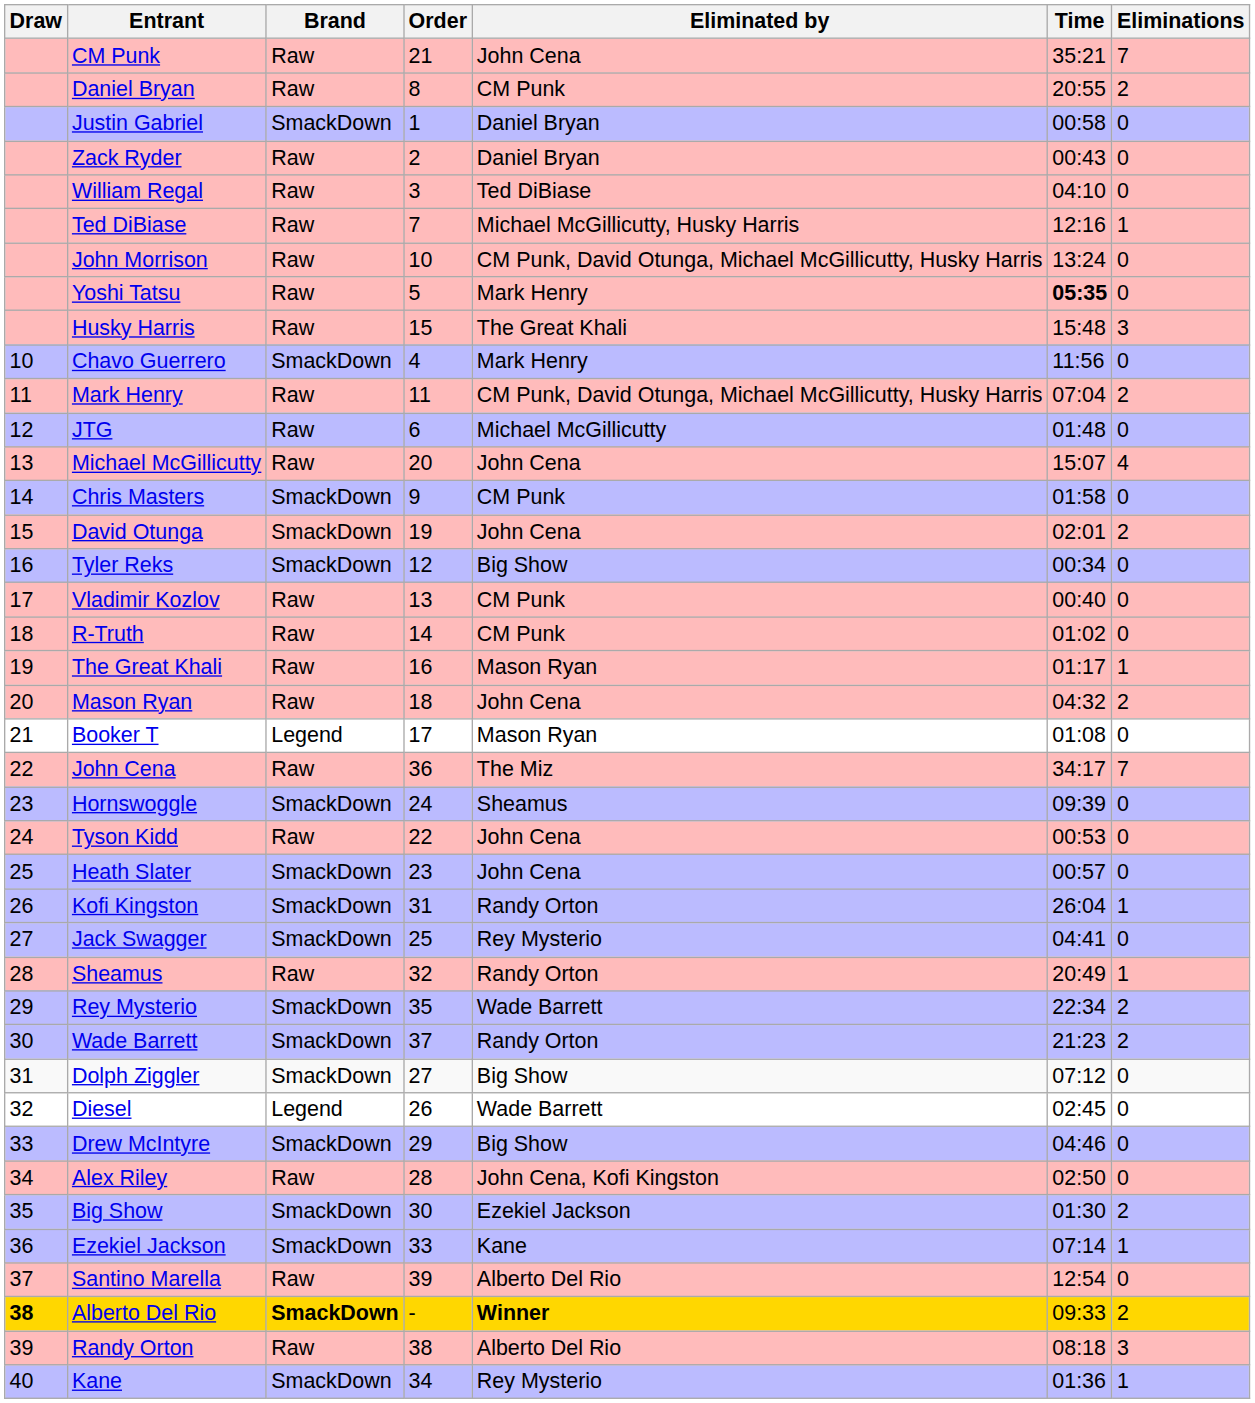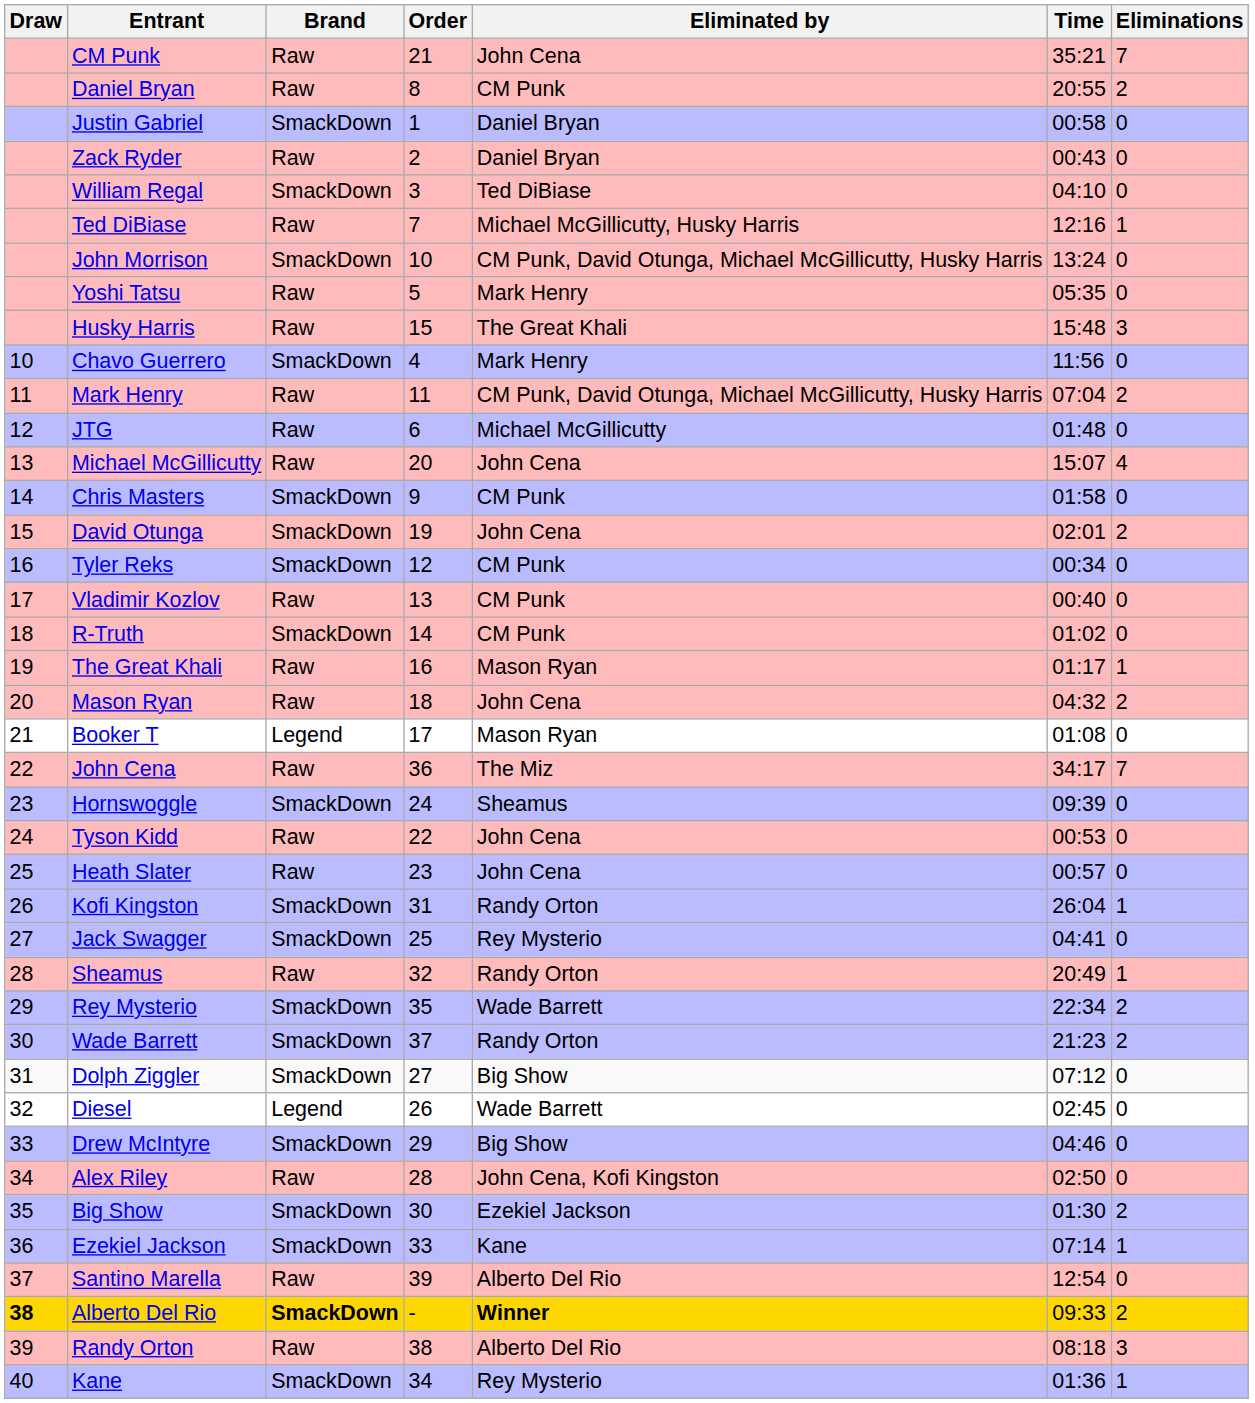(293, 191) Raw -> (331, 191) SmackDown
(293, 259) Raw -> (331, 259) SmackDown
(1080, 293) bold -> (1079, 293) normal
(522, 565) Big Show -> (521, 565) CM Punk
(293, 633) Raw -> (331, 633) SmackDown
(331, 871) SmackDown -> (293, 871) Raw
